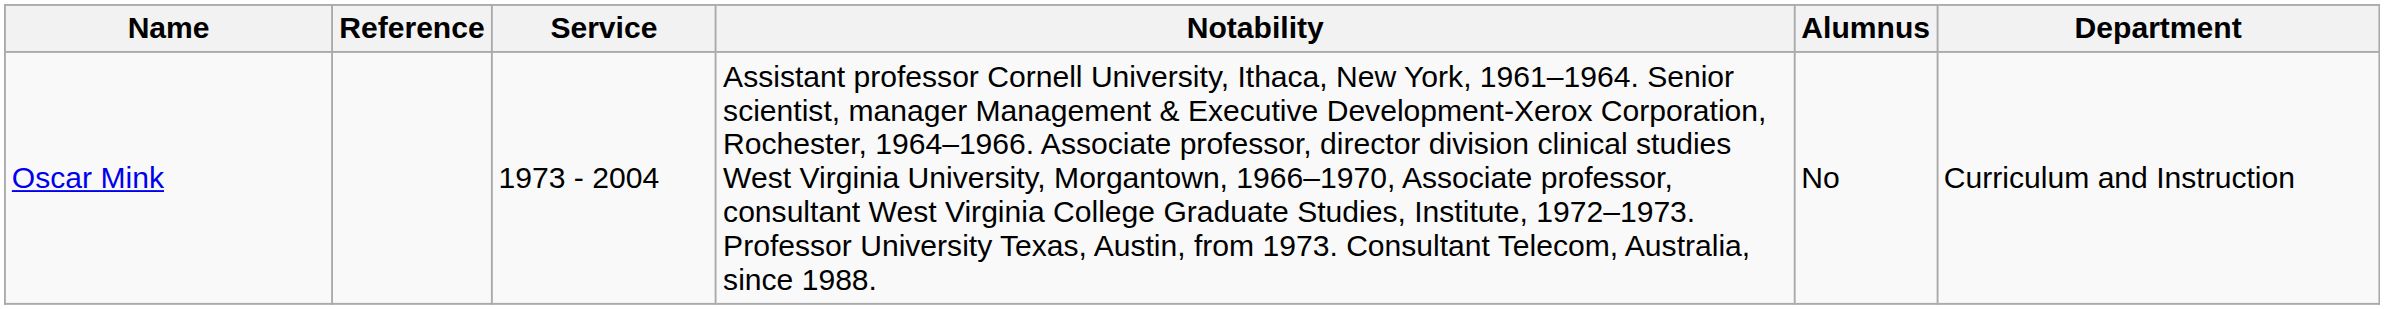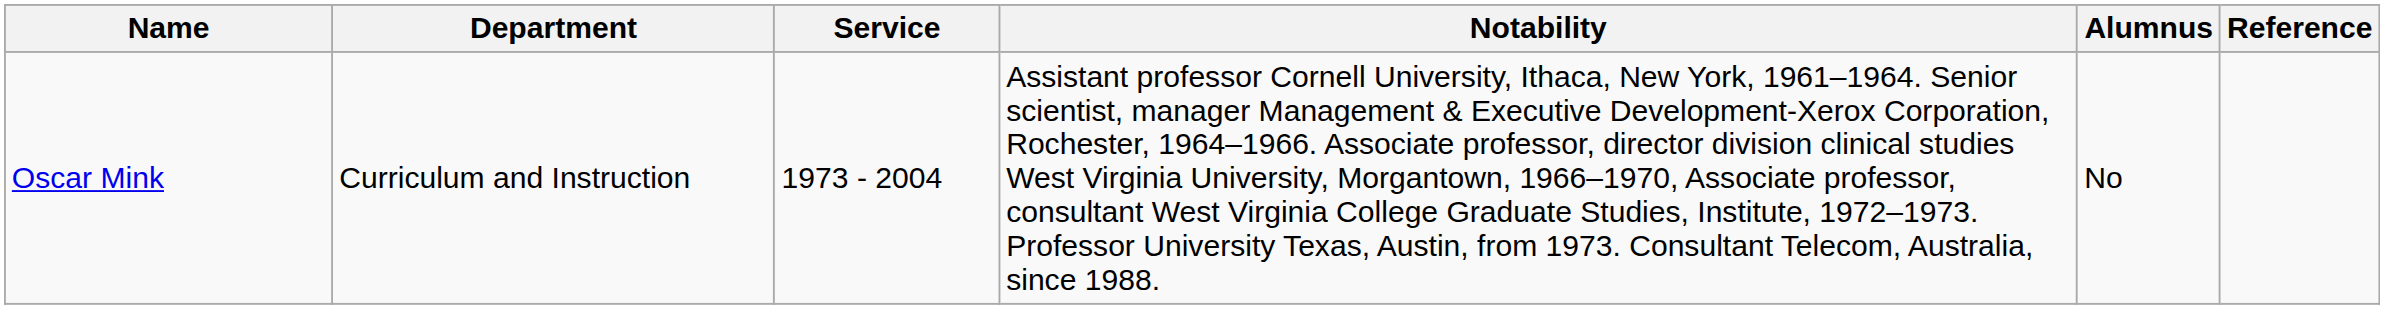columns swapped: (2158, 28) <-> (412, 28)
